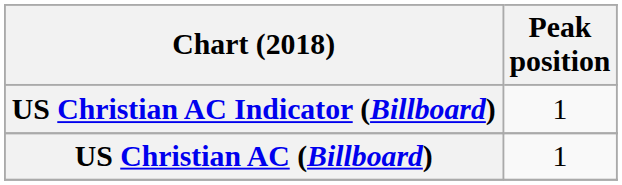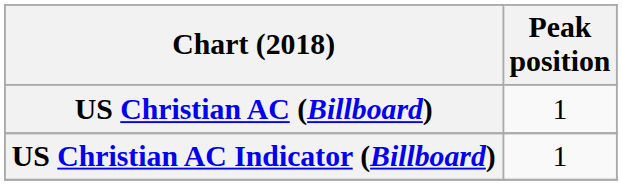rows swapped: (254, 155) <-> (254, 108)
